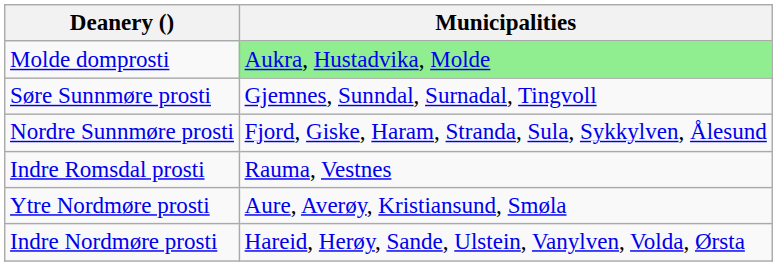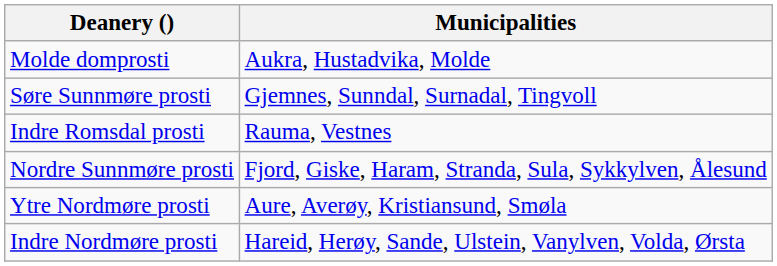(367, 59) lightgreen background -> (367, 59) no background
rows swapped: (122, 132) <-> (107, 168)
